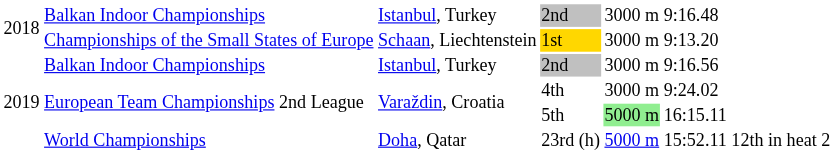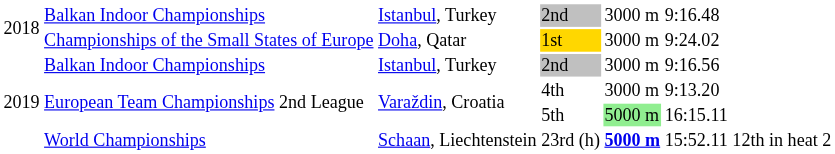(457, 40) Schaan, Liechtenstein -> (422, 40) Doha, Qatar
(691, 40) 9:13.20 -> (692, 40) 9:24.02
(691, 90) 9:24.02 -> (692, 90) 9:13.20
(422, 139) Doha, Qatar -> (457, 139) Schaan, Liechtenstein
(632, 139) normal -> (632, 139) bold
